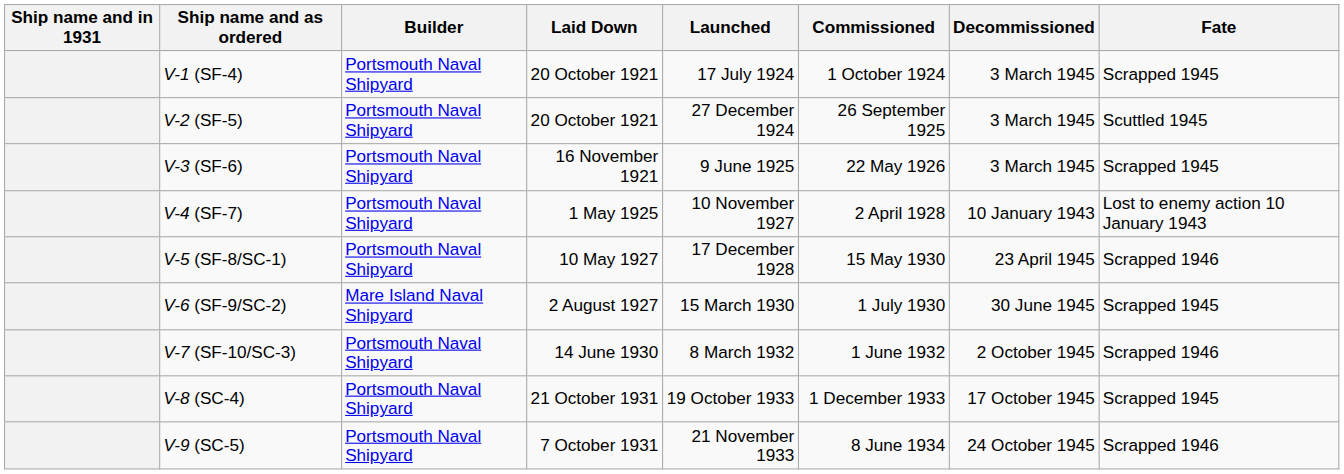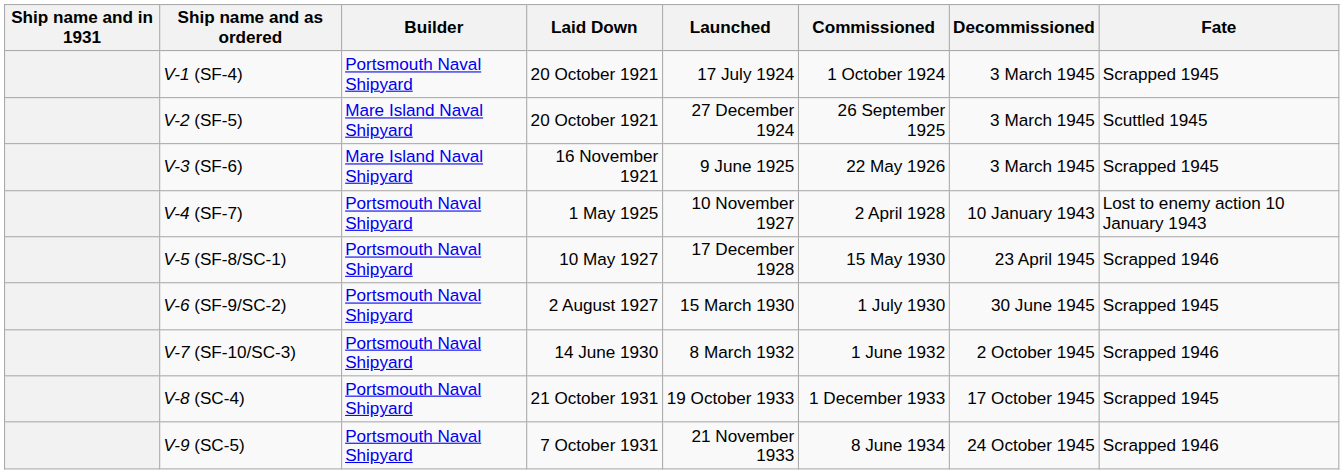(413, 120) Portsmouth Naval Shipyard -> (414, 120) Mare Island Naval Shipyard
(413, 166) Portsmouth Naval Shipyard -> (414, 166) Mare Island Naval Shipyard
(414, 306) Mare Island Naval Shipyard -> (413, 306) Portsmouth Naval Shipyard
